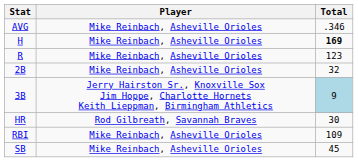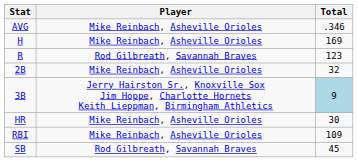(334, 41) bold -> (334, 41) normal
(176, 56) Mike Reinbach, Asheville Orioles -> (176, 56) Rod Gilbreath, Savannah Braves
(176, 120) Rod Gilbreath, Savannah Braves -> (176, 120) Mike Reinbach, Asheville Orioles
(176, 149) Mike Reinbach, Asheville Orioles -> (176, 149) Rod Gilbreath, Savannah Braves
